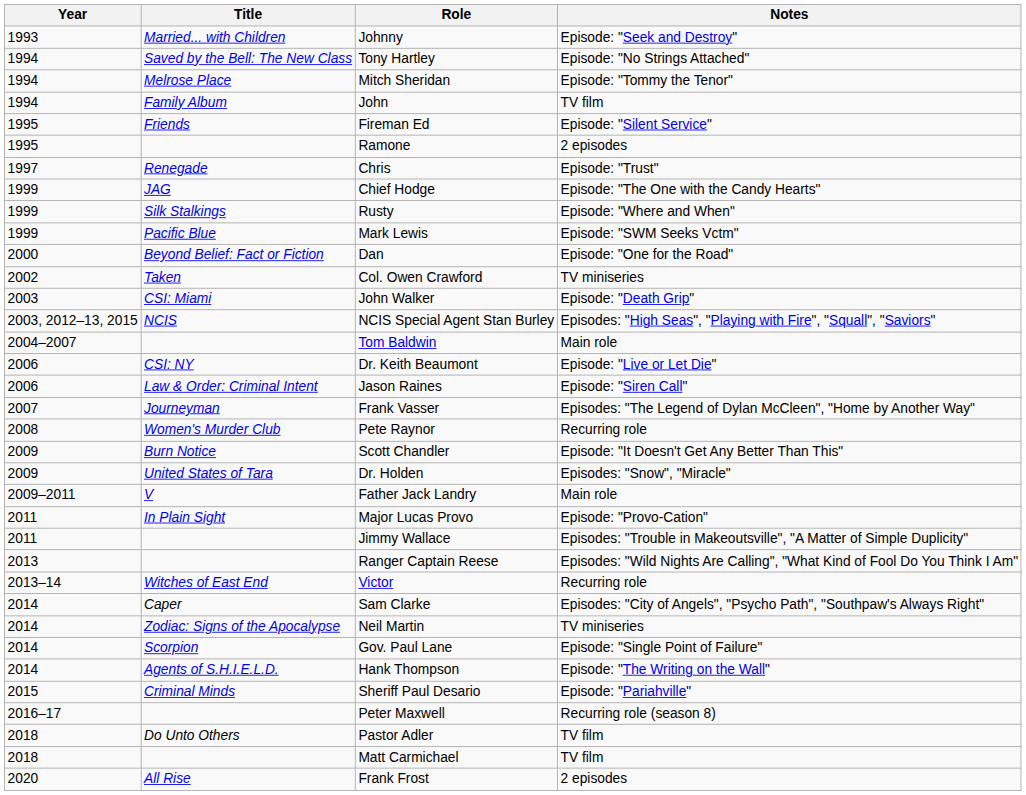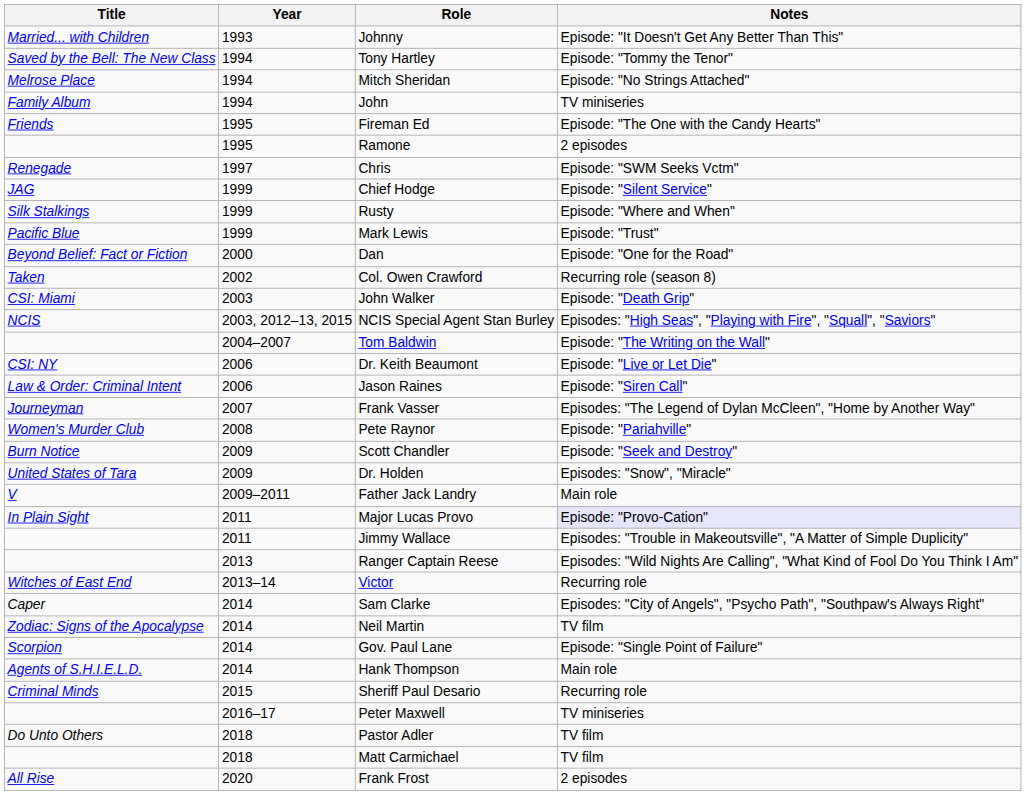columns swapped: (73, 15) <-> (248, 15)
(649, 37) Episode: "Seek and Destroy" -> (702, 37) Episode: "It Doesn't Get Any Better Than This"
(655, 59) Episode: "No Strings Attached" -> (647, 59) Episode: "Tommy the Tenor"
(647, 80) Episode: "Tommy the Tenor" -> (655, 80) Episode: "No Strings Attached"
(582, 102) TV film -> (602, 102) TV miniseries
(636, 124) Episode: "Silent Service" -> (690, 124) Episode: "The One with the Candy Hearts"
(610, 168) Episode: "Trust" -> (650, 168) Episode: "SWM Seeks Vctm"
(690, 189) Episode: "The One with the Candy Hearts" -> (636, 189) Episode: "Silent Service"
(650, 233) Episode: "SWM Seeks Vctm" -> (610, 233) Episode: "Trust"
(602, 277) TV miniseries -> (638, 277) Recurring role (season 8)
(589, 342) Main role -> (665, 342) Episode: "The Writing on the Wall"
(604, 430) Recurring role -> (626, 430) Episode: "Pariahville"
(702, 451) Episode: "It Doesn't Get Any Better Than This" -> (649, 451) Episode: "Seek and Destroy"
(634, 517) no background -> (634, 517) lavender background
(602, 626) TV miniseries -> (582, 626) TV film
(665, 670) Episode: "The Writing on the Wall" -> (589, 670) Main role
(626, 691) Episode: "Pariahville" -> (604, 691) Recurring role
(638, 713) Recurring role (season 8) -> (602, 713) TV miniseries
